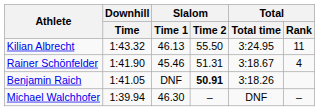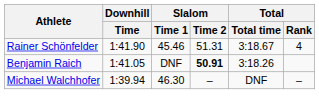- row: (41, 47)
